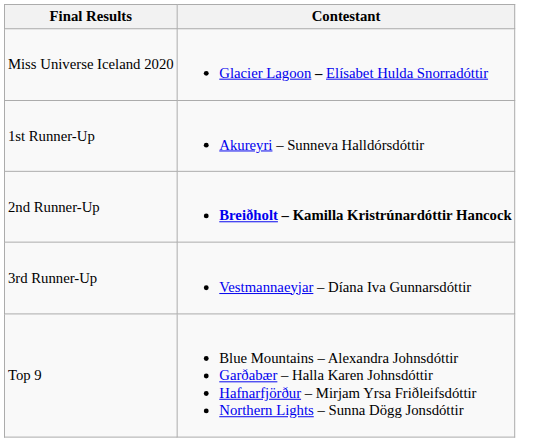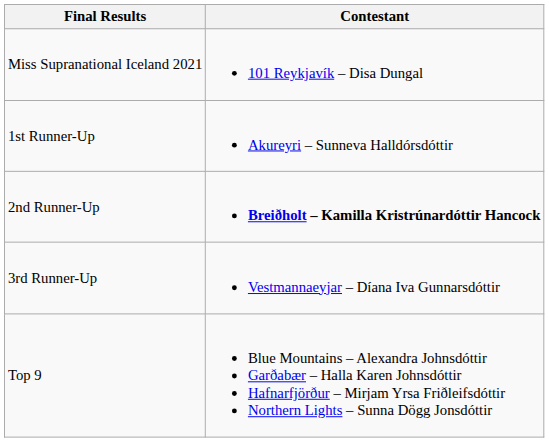- row: (91, 64)
+ row: (105, 64)
